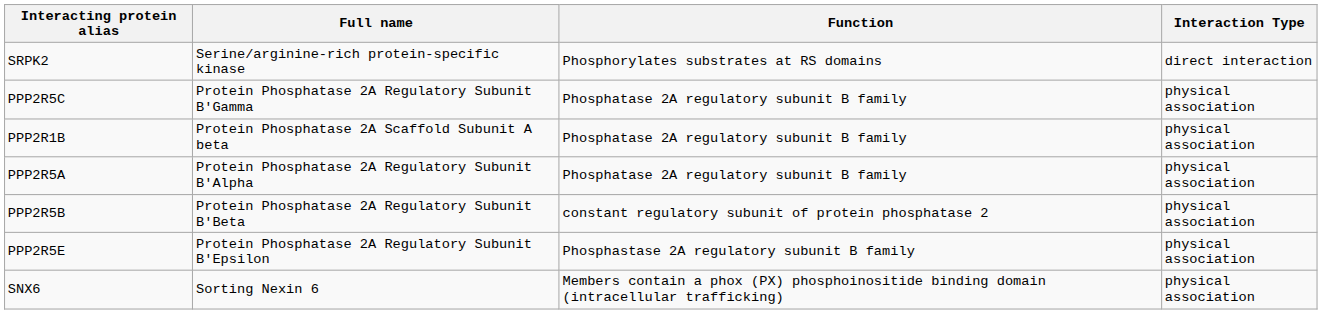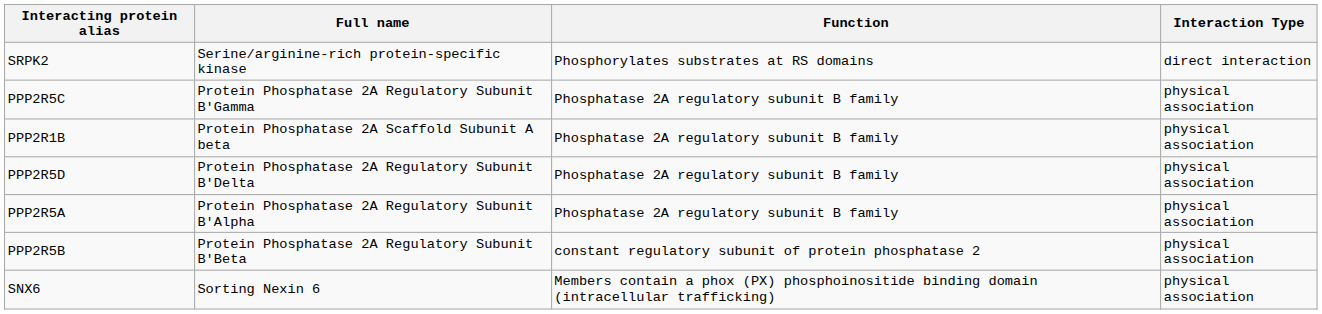+ row: (36, 176)
- row: (36, 252)
